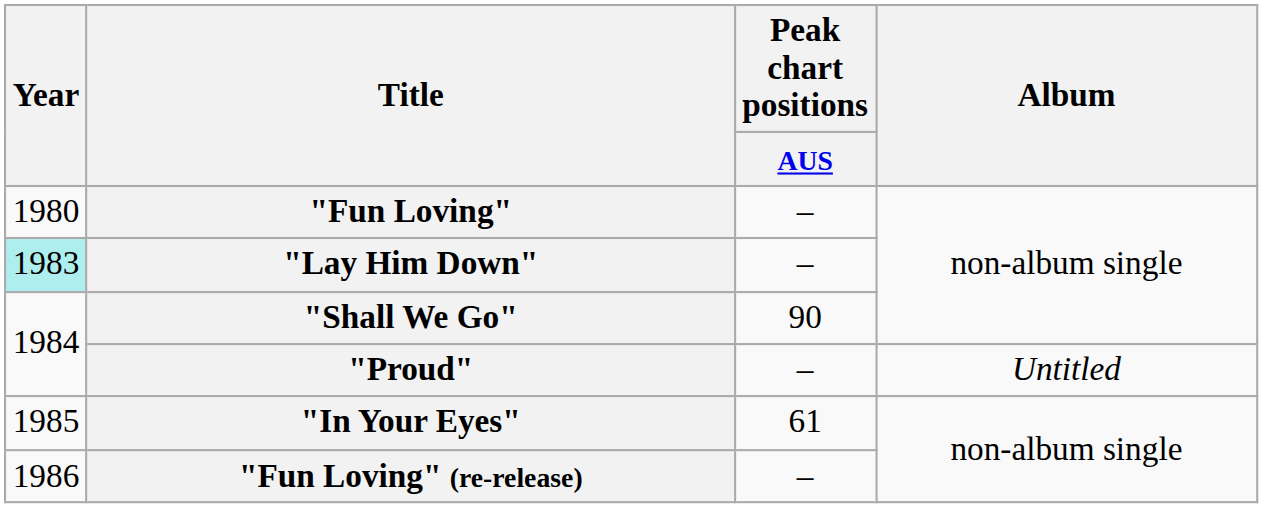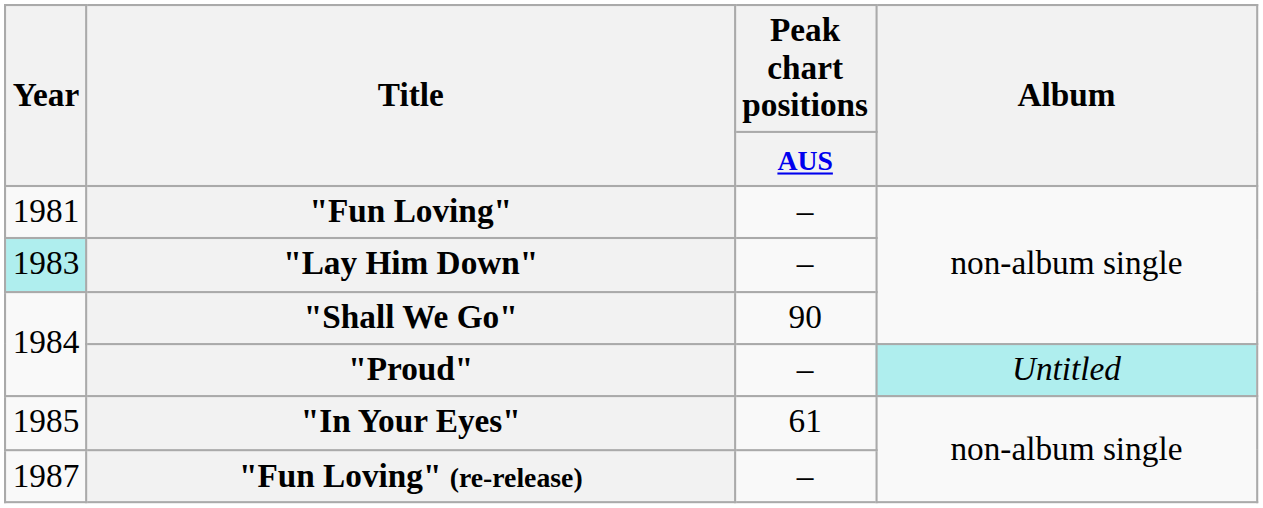(46, 211) 1980 -> (46, 211) 1981
(1066, 369) no background -> (1066, 369) paleturquoise background
(46, 475) 1986 -> (46, 475) 1987
